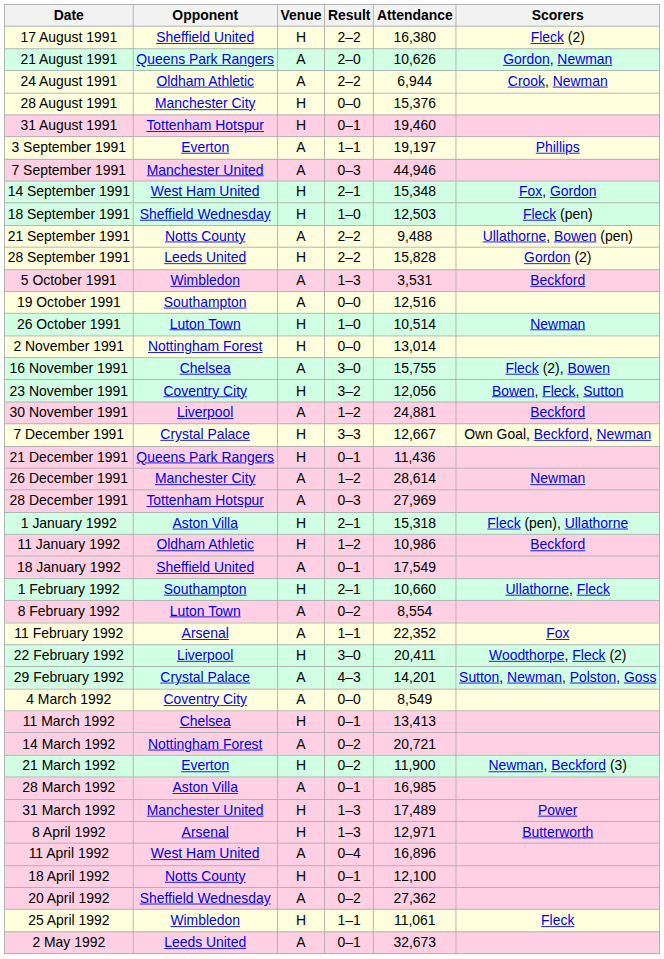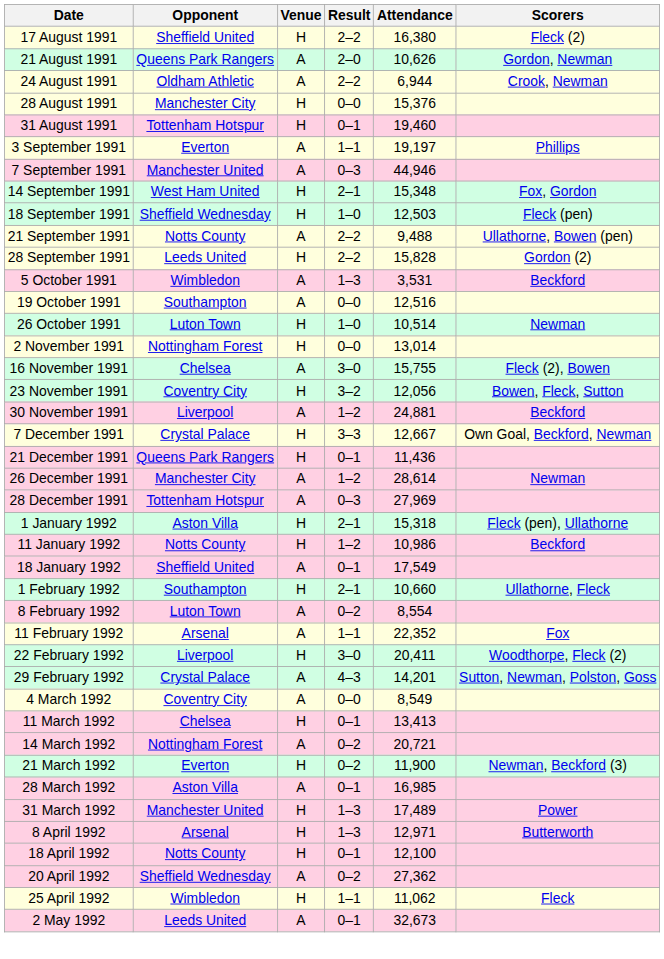(205, 545) Oldham Athletic -> (205, 545) Notts County
- row: (69, 854)
(415, 920) 11,061 -> (415, 898) 11,062
